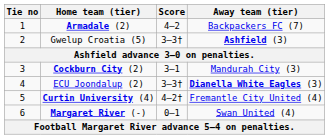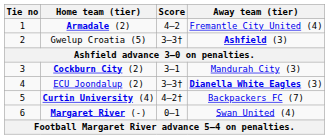(256, 26) Backpackers FC (7) -> (256, 26) Fremantle City United (4)
(256, 98) Fremantle City United (4) -> (256, 98) Backpackers FC (7)
